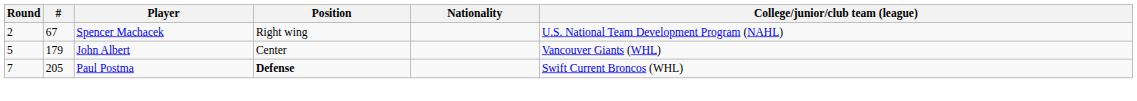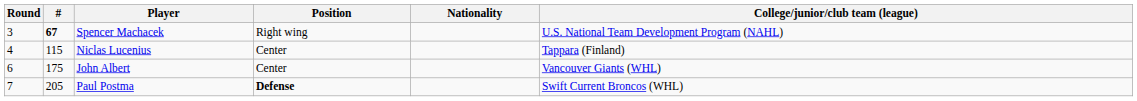(10, 31) 2 -> (10, 31) 3
(51, 31) normal -> (51, 31) bold
+ row: (114, 50)
(10, 50) 5 -> (10, 68) 6
(54, 50) 179 -> (54, 68) 175
